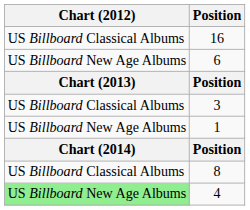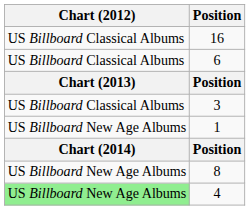(97, 60) US Billboard New Age Albums -> (96, 60) US Billboard Classical Albums
(96, 171) US Billboard Classical Albums -> (97, 171) US Billboard New Age Albums
